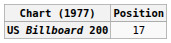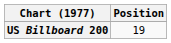(139, 30) 17 -> (139, 30) 19
